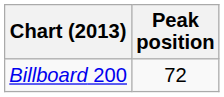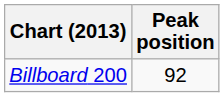(175, 75) 72 -> (175, 75) 92
